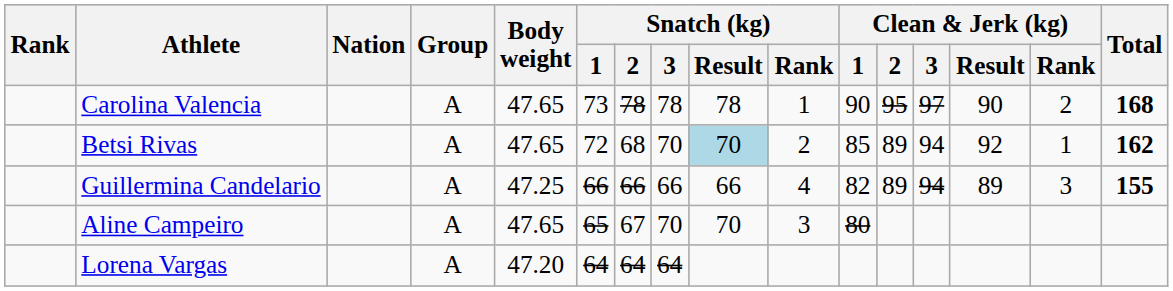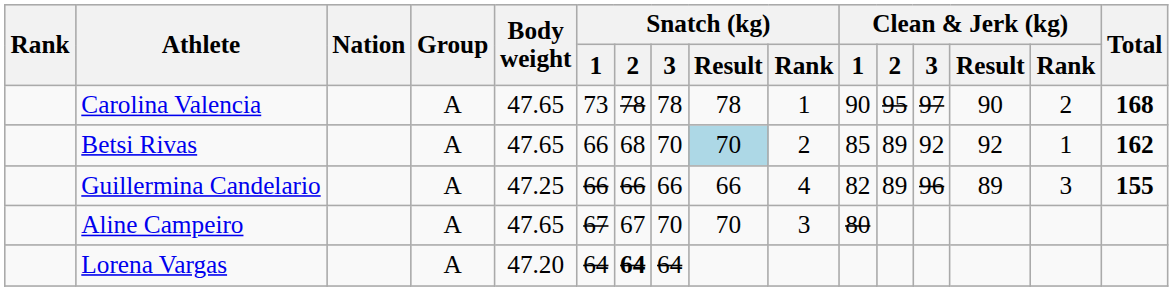(596, 144) 72 -> (596, 144) 66
(932, 144) 94 -> (932, 144) 92
(932, 184) 94 -> (932, 184) 96
(596, 225) 65 -> (596, 225) 67
(633, 265) normal -> (633, 265) bold
